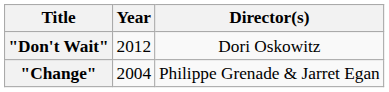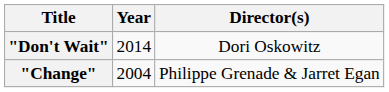(134, 45) 2012 -> (134, 45) 2014
